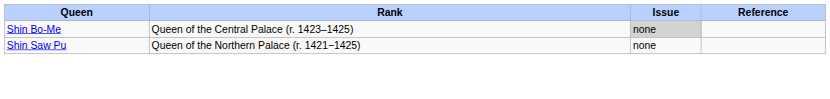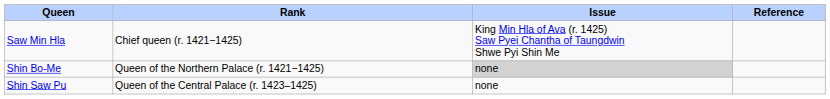+ row: (36, 40)
(252, 29) Queen of the Central Palace (r. 1423–1425) -> (220, 69) Queen of the Northern Palace (r. 1421−1425)
(256, 45) Queen of the Northern Palace (r. 1421−1425) -> (216, 85) Queen of the Central Palace (r. 1423–1425)
